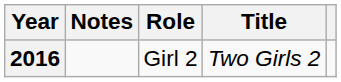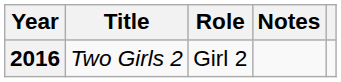columns swapped: (264, 22) <-> (102, 22)
